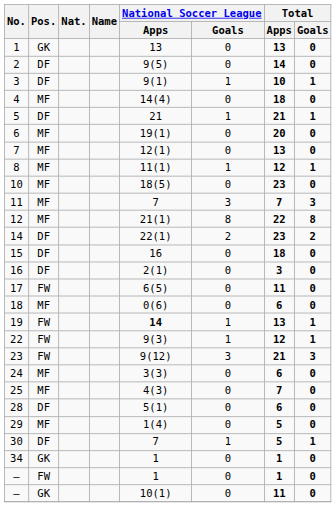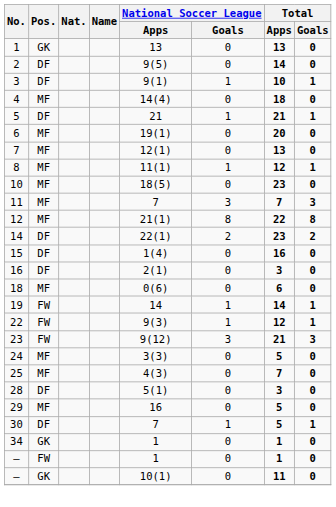(156, 253) 16 -> (156, 253) 1(4)
(279, 253) 18 -> (279, 253) 16
- row: (16, 288)
(156, 322) bold -> (156, 305) normal
(279, 322) 13 -> (279, 305) 14
(279, 373) 6 -> (279, 356) 5
(279, 408) 6 -> (279, 391) 3
(156, 425) 1(4) -> (156, 408) 16
